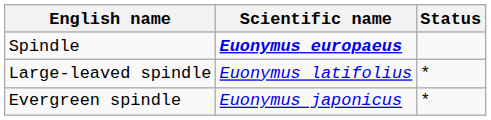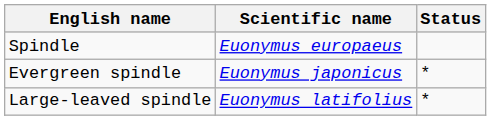(311, 46) bold -> (311, 46) normal
rows swapped: (110, 74) <-> (95, 101)
